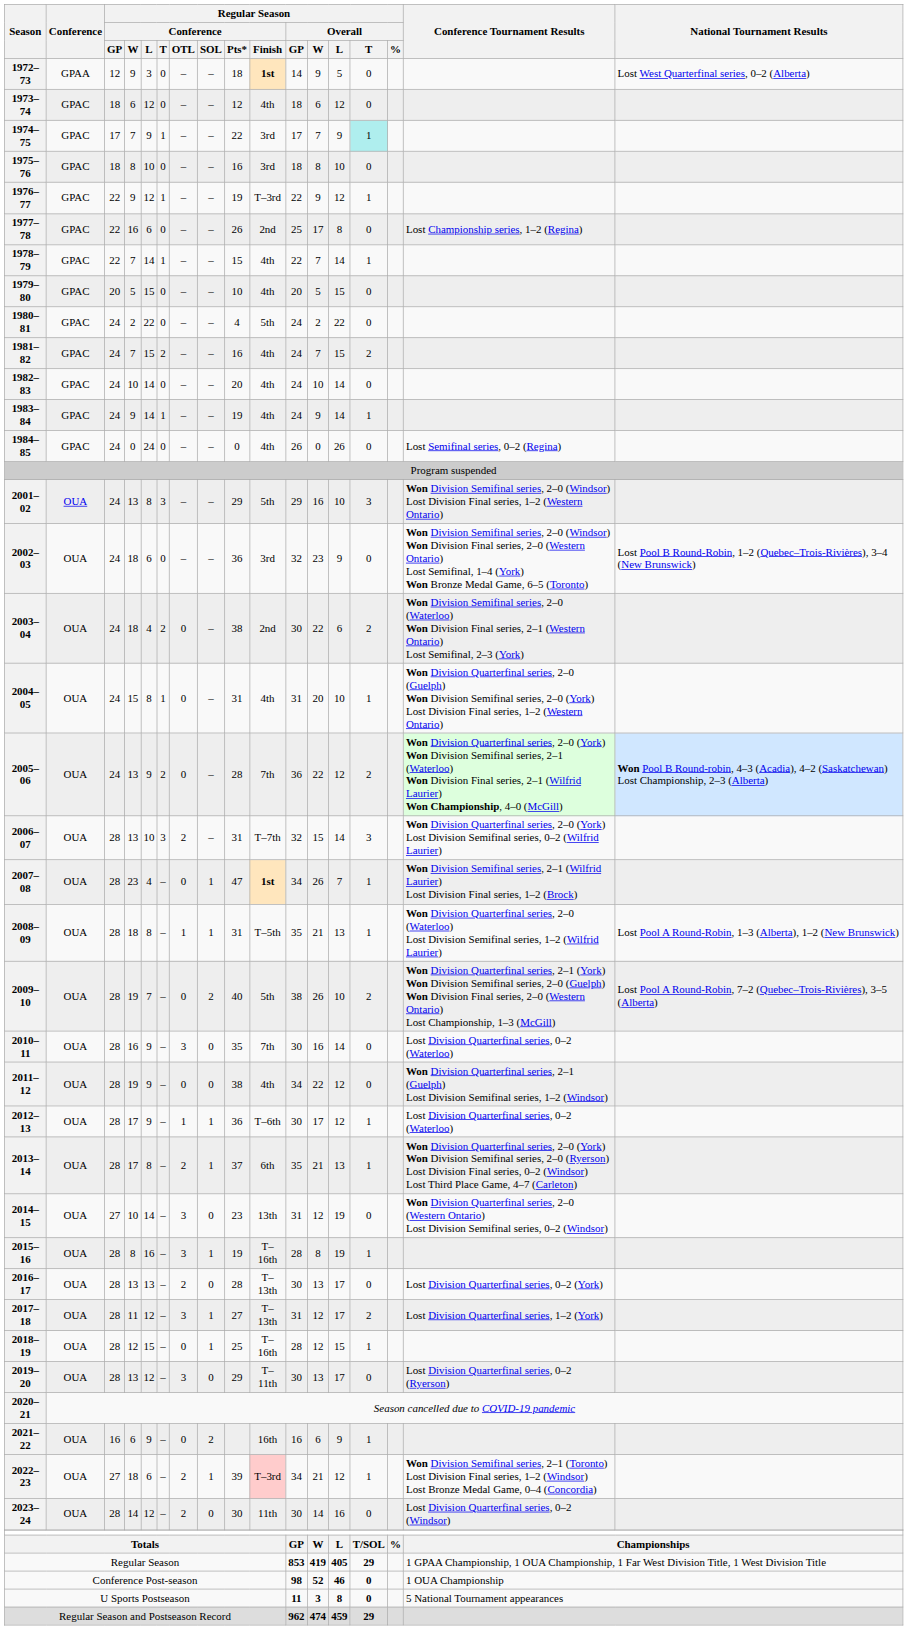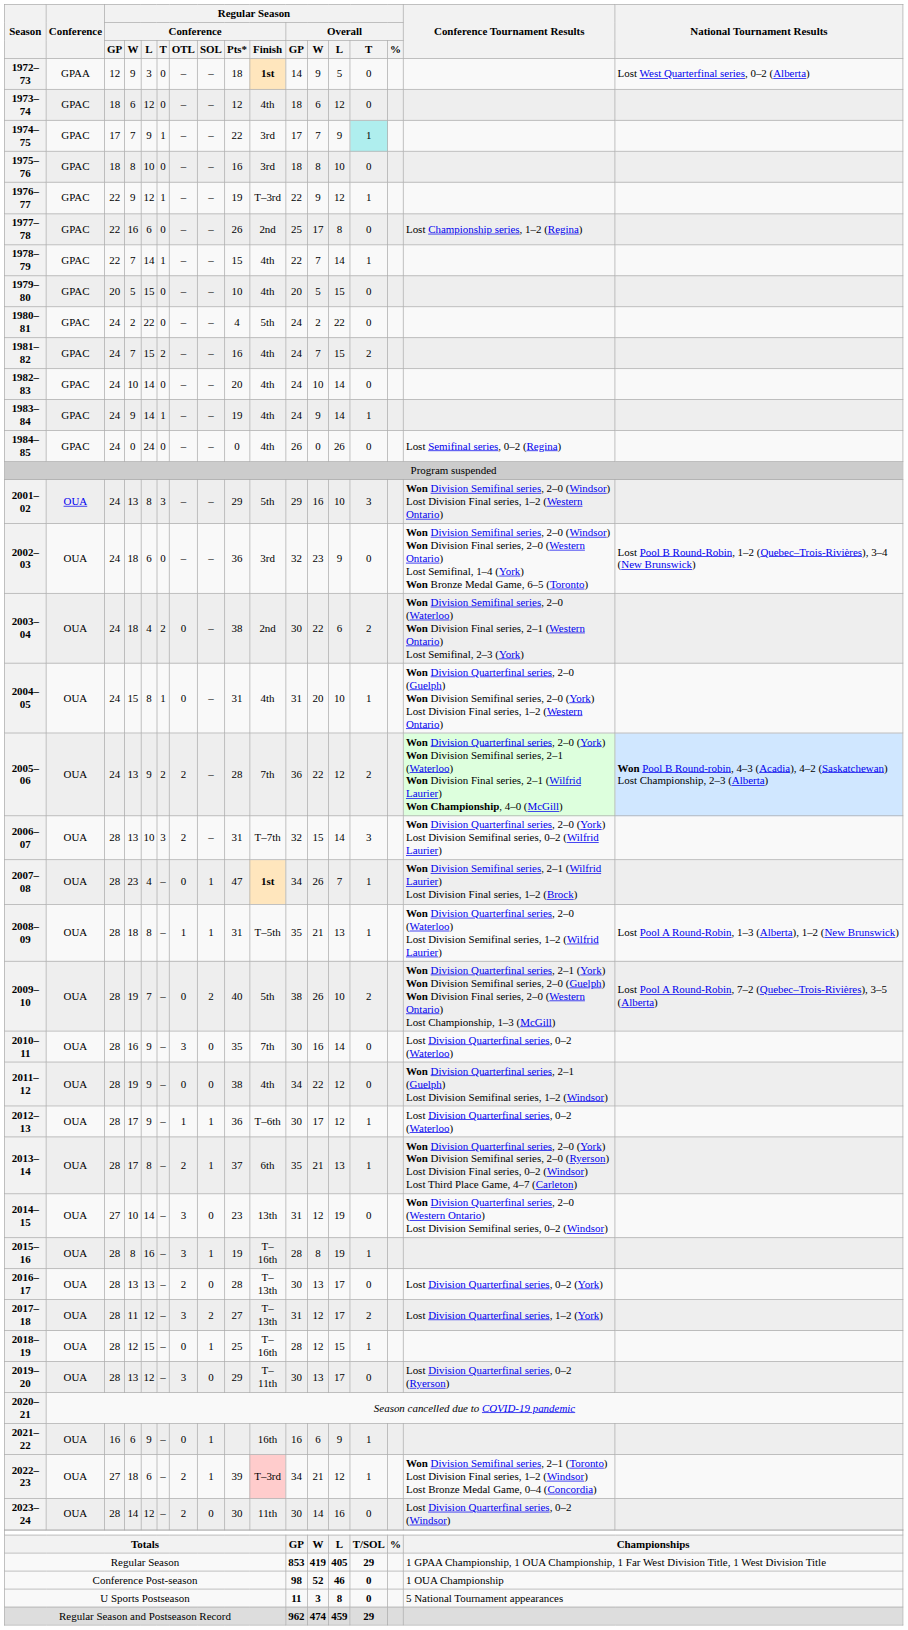(183, 774) 0 -> (183, 774) 2
(211, 1315) 1 -> (211, 1315) 2
(211, 1439) 2 -> (211, 1439) 1
